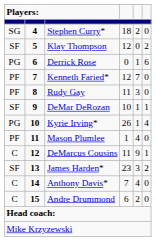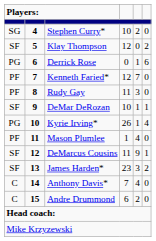(126, 31) 18 -> (126, 31) 10
(14, 153) C -> (14, 153) SF
